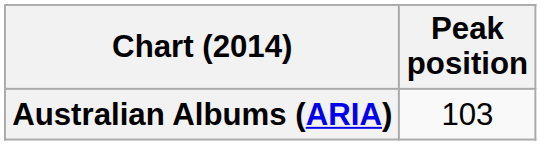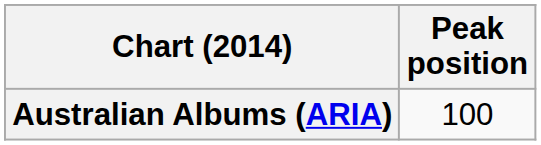(467, 113) 103 -> (467, 113) 100
